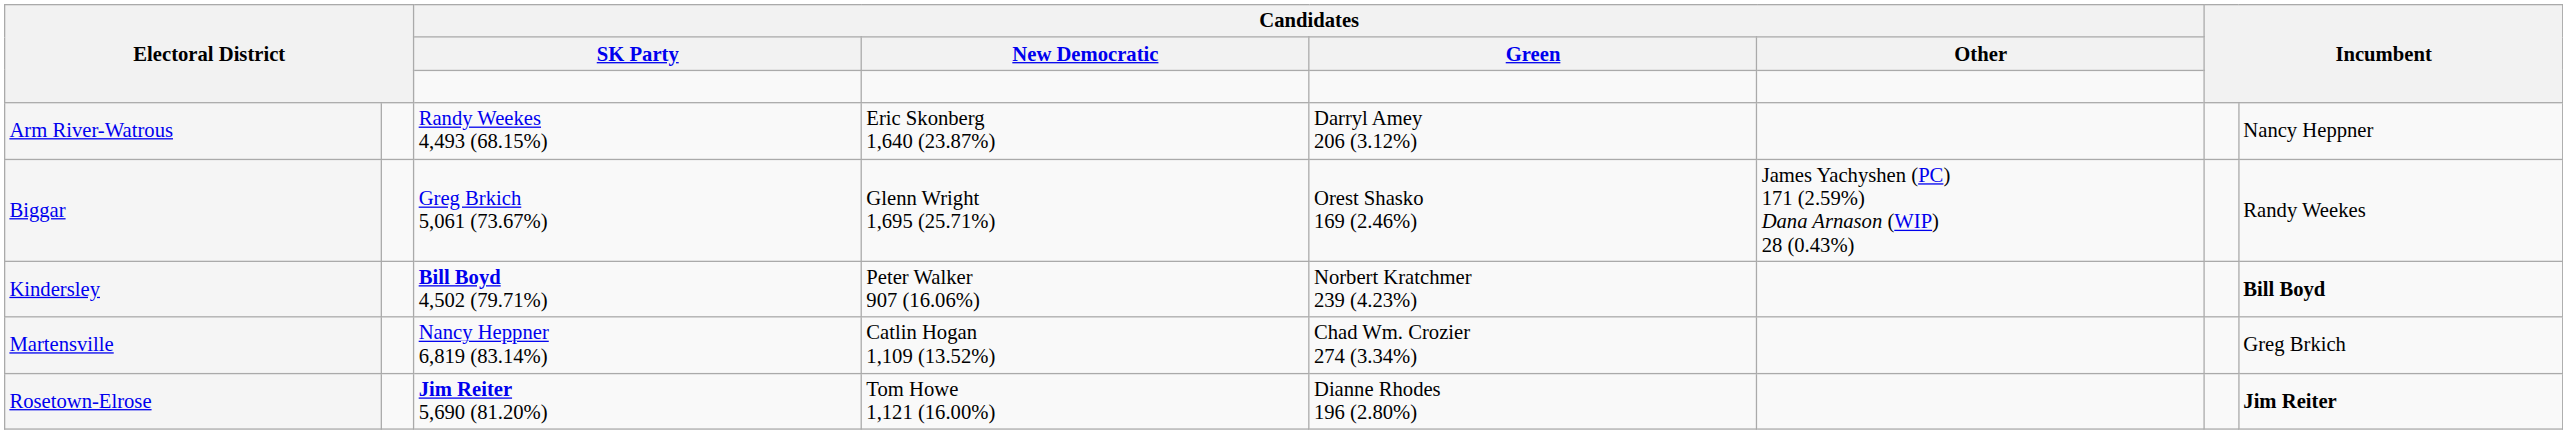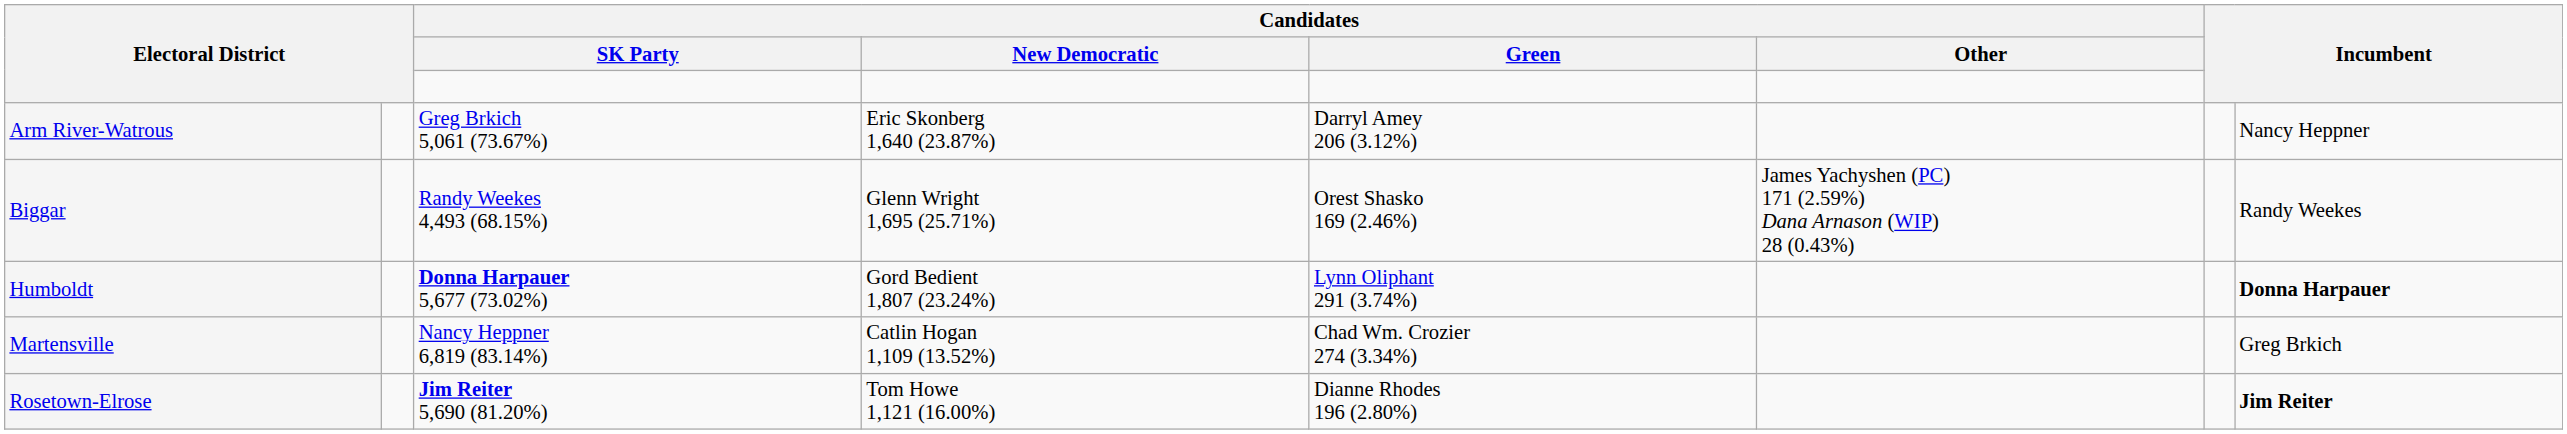(483, 130) Randy Weekes 4,493 (68.15%) -> (483, 130) Greg Brkich 5,061 (73.67%)
(483, 209) Greg Brkich 5,061 (73.67%) -> (483, 209) Randy Weekes 4,493 (68.15%)
+ row: (51, 289)
- row: (55, 289)
